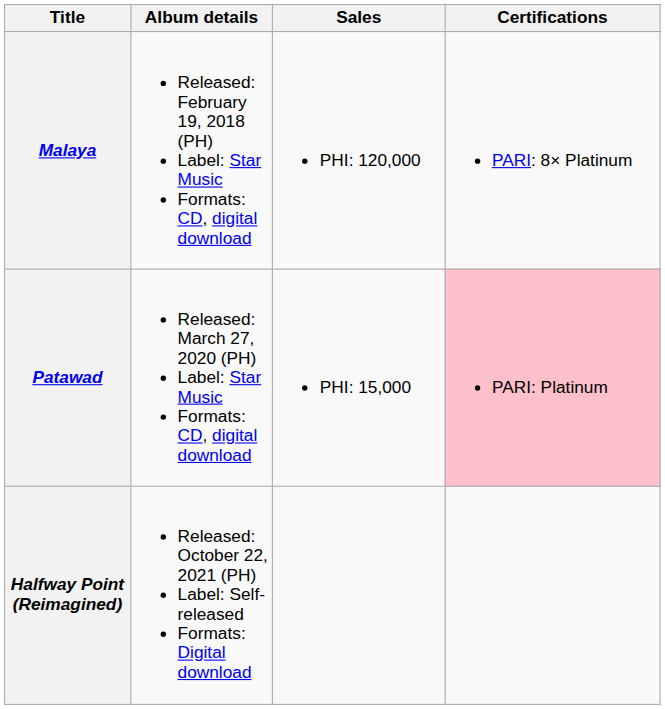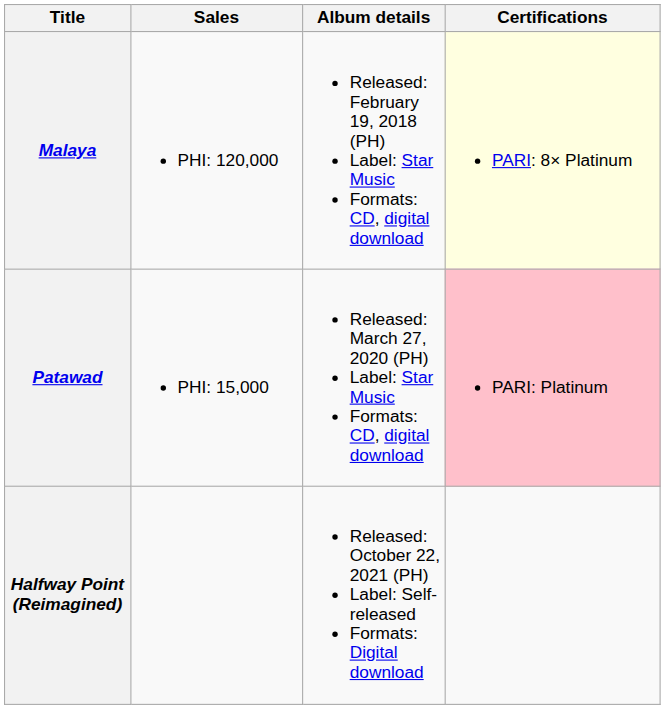columns swapped: (202, 18) <-> (359, 18)
(552, 160) no background -> (552, 160) lightyellow background
